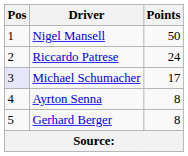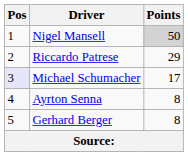(174, 36) no background -> (174, 36) lightgrey background
(174, 57) 24 -> (174, 57) 29
